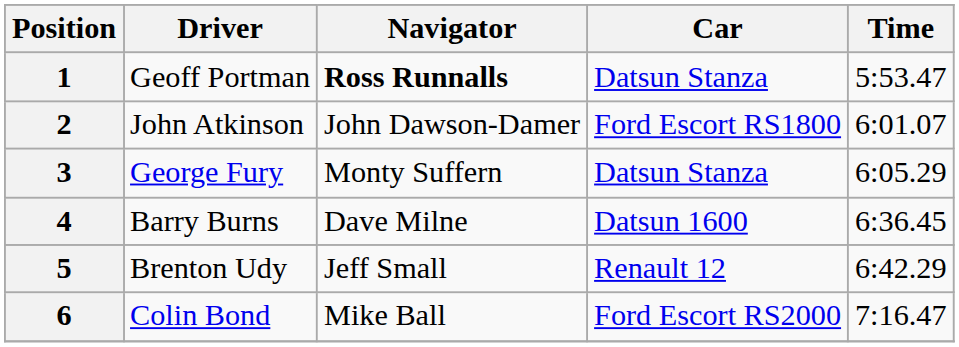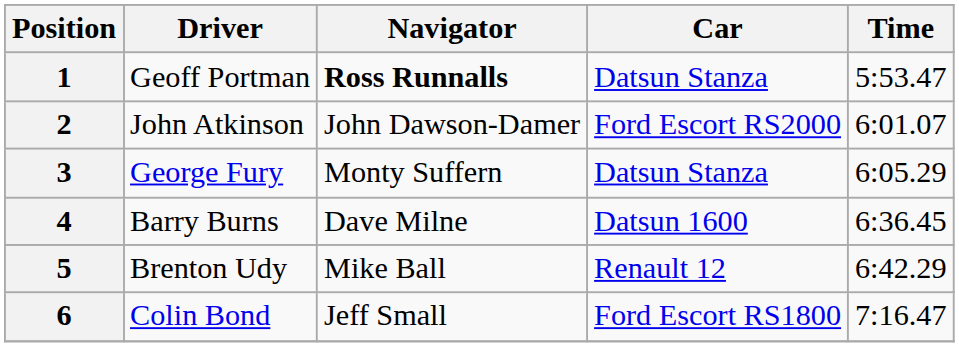(718, 124) Ford Escort RS1800 -> (718, 124) Ford Escort RS2000
(385, 268) Jeff Small -> (385, 268) Mike Ball
(385, 316) Mike Ball -> (385, 316) Jeff Small
(718, 316) Ford Escort RS2000 -> (718, 316) Ford Escort RS1800
